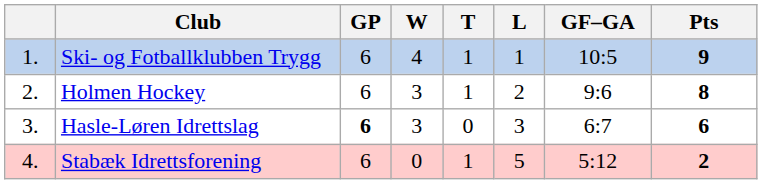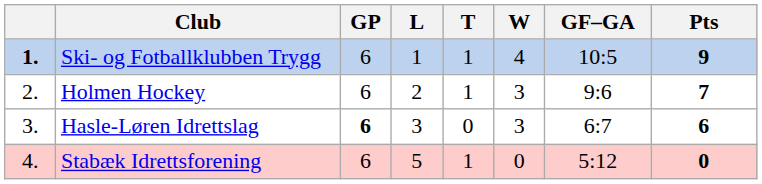columns swapped: (417, 21) <-> (519, 21)
(30, 56) normal -> (30, 56) bold
(704, 91) 8 -> (704, 91) 7
(704, 160) 2 -> (704, 160) 0
